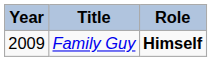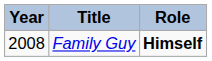(27, 44) 2009 -> (27, 44) 2008
